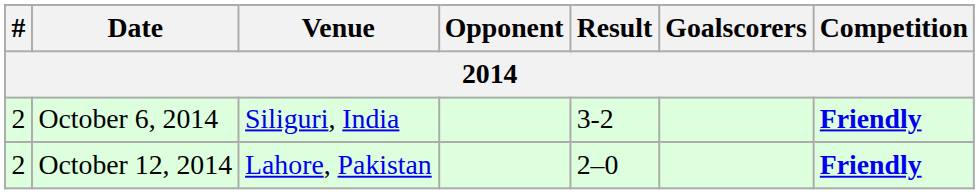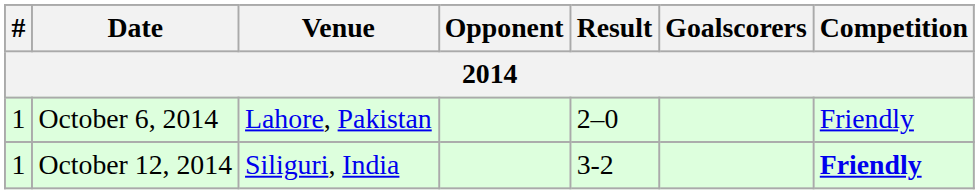(18, 119) 2 -> (18, 119) 1
(322, 119) Siliguri, India -> (338, 119) Lahore, Pakistan
(595, 119) 3-2 -> (598, 119) 2–0
(871, 119) bold -> (867, 119) normal
(18, 165) 2 -> (18, 165) 1
(338, 165) Lahore, Pakistan -> (322, 165) Siliguri, India
(598, 165) 2–0 -> (595, 165) 3-2
